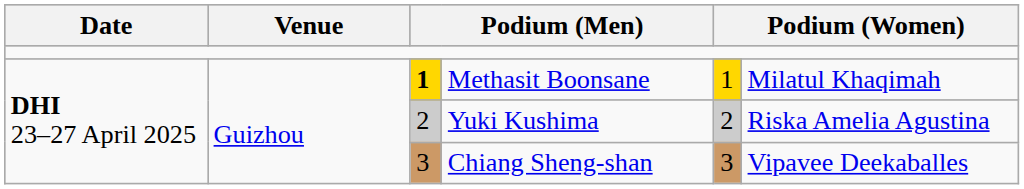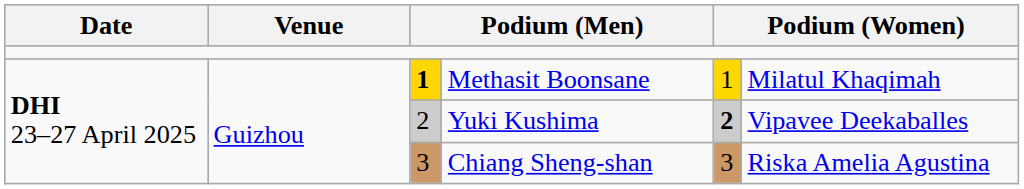(727, 120) normal -> (727, 120) bold
(869, 120) Riska Amelia Agustina -> (858, 120) Vipavee Deekaballes
(858, 162) Vipavee Deekaballes -> (869, 162) Riska Amelia Agustina
